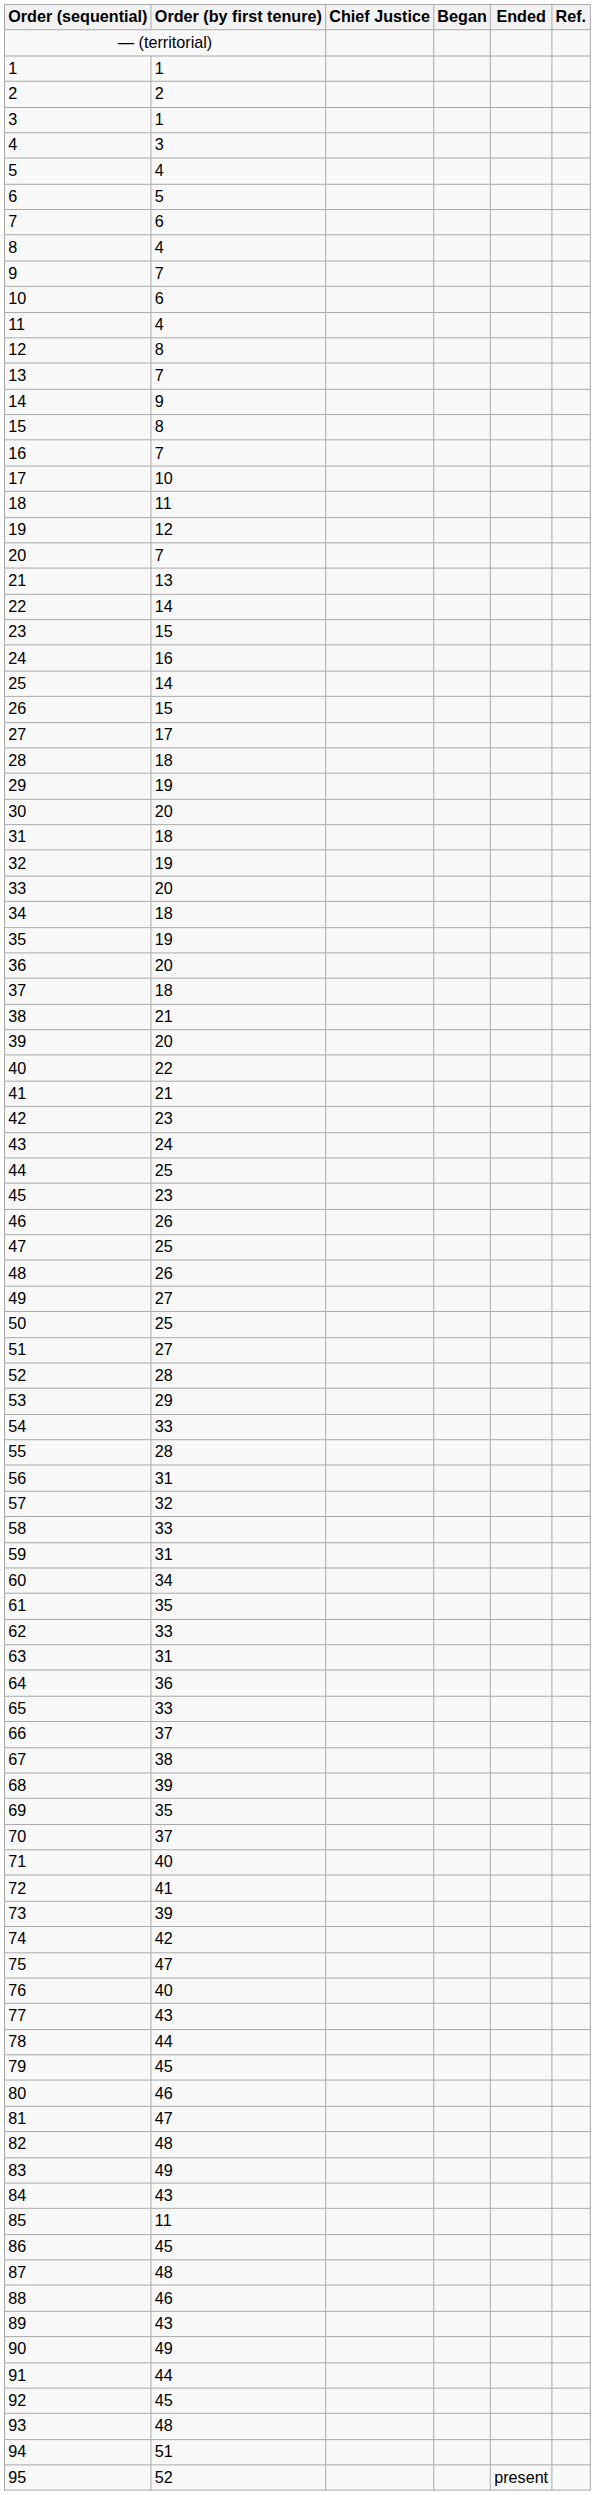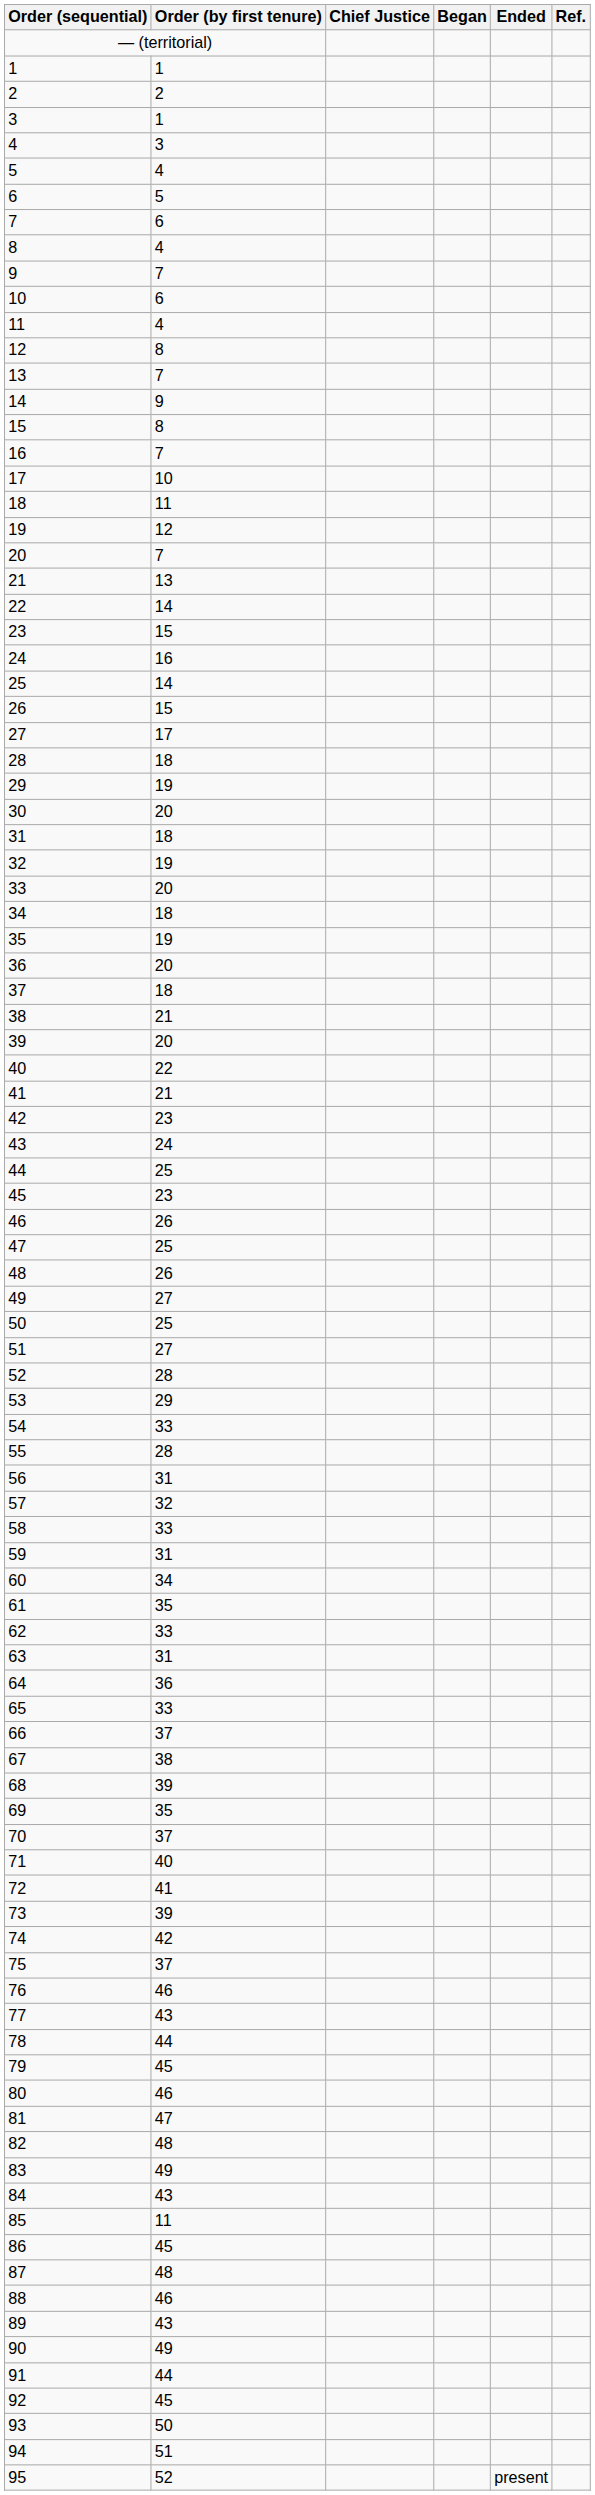(164, 1965) 47 -> (164, 1965) 37
(164, 1990) 40 -> (164, 1990) 46
(164, 2426) 48 -> (164, 2426) 50
